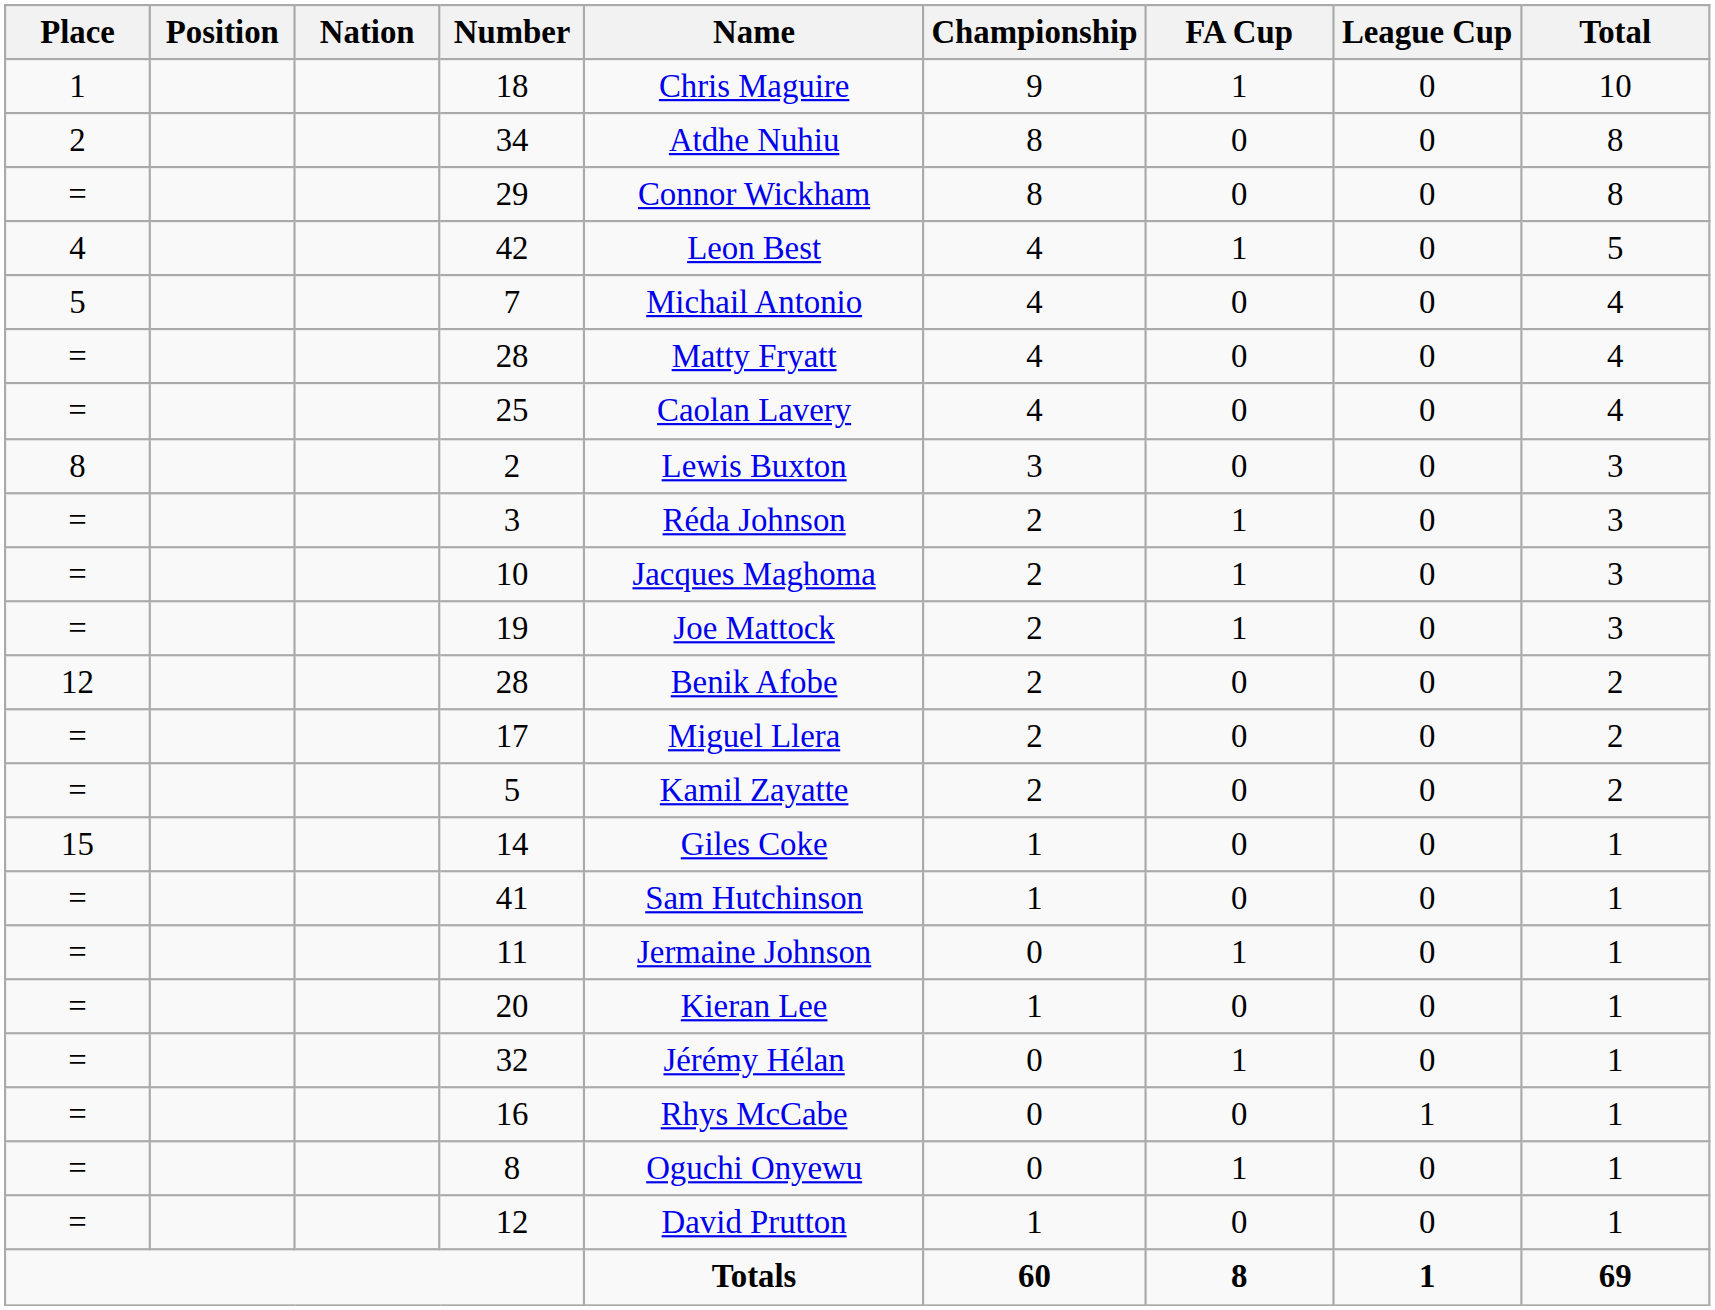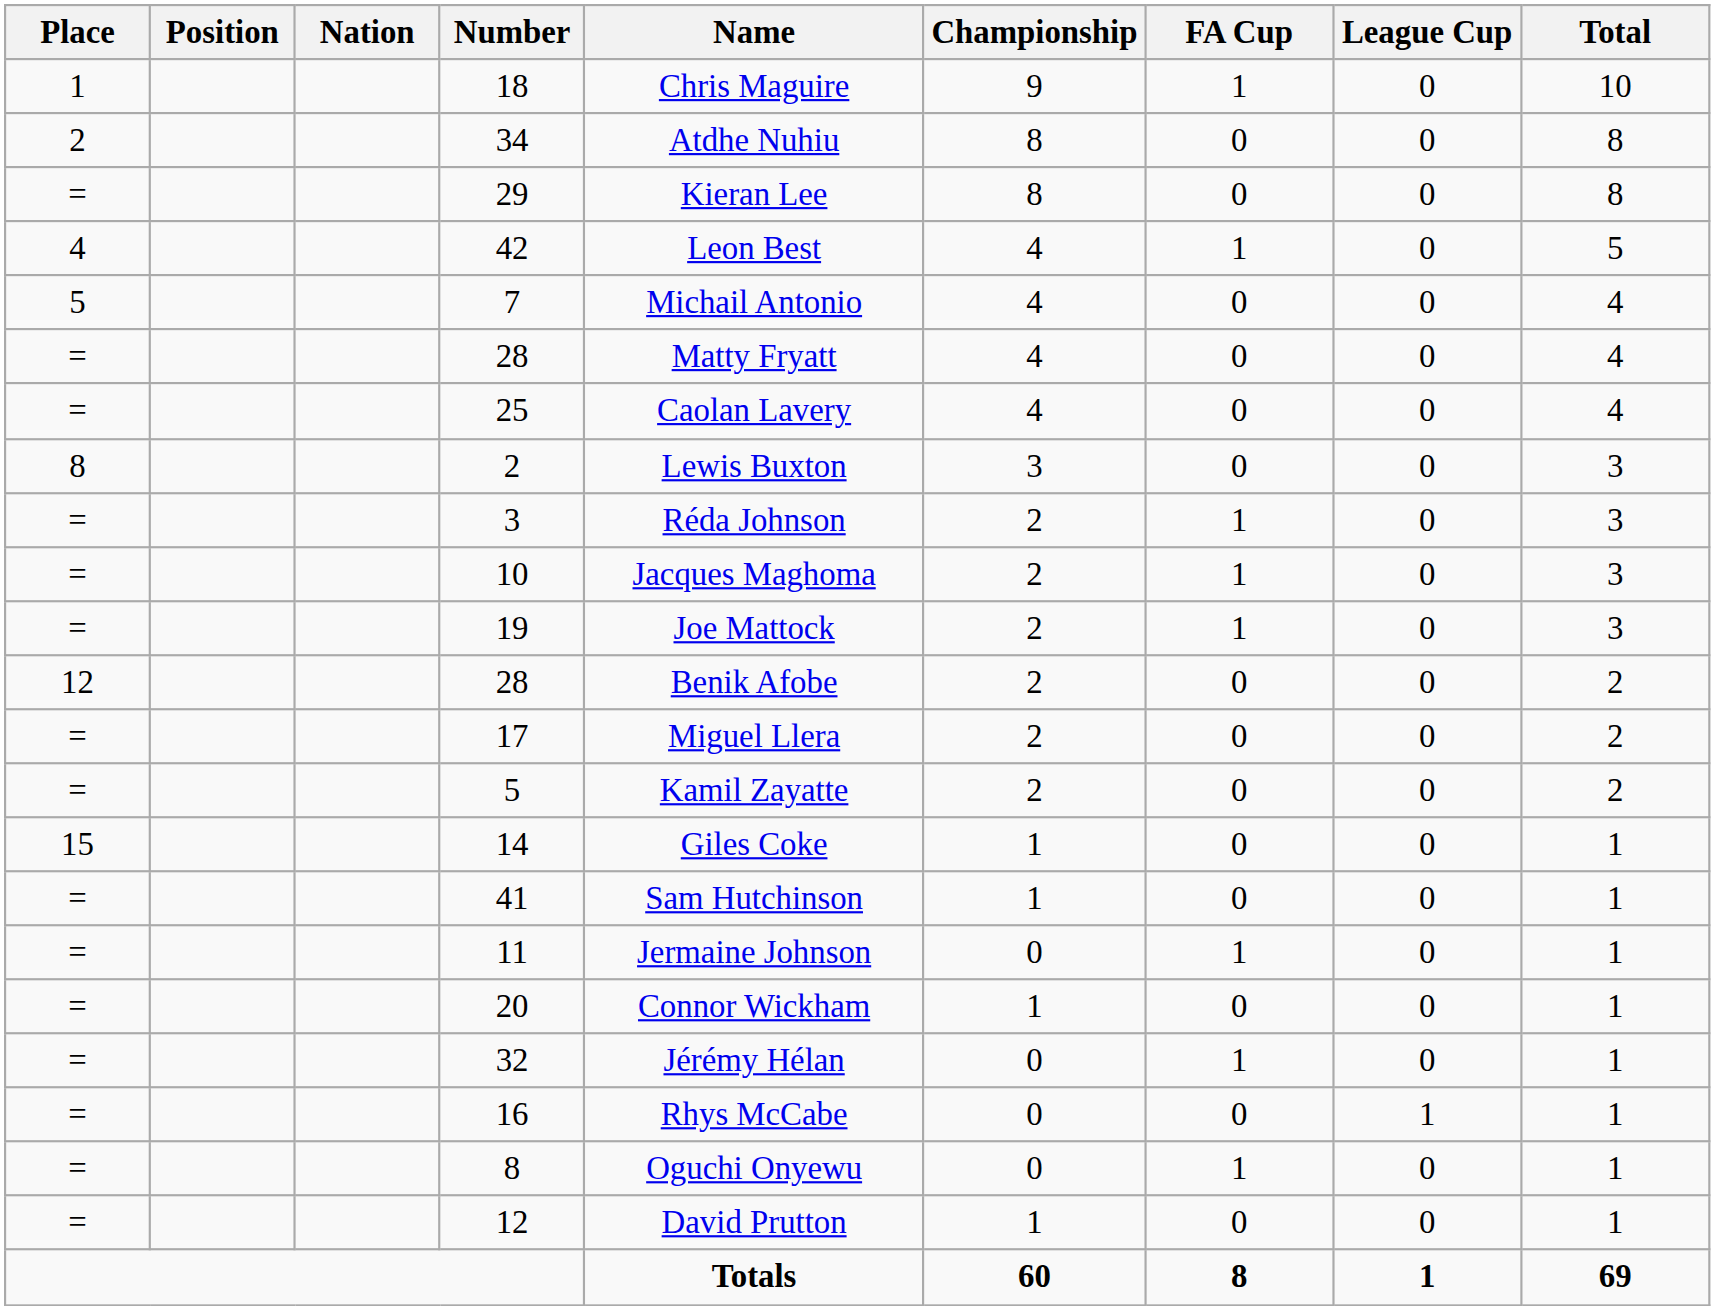(754, 194) Connor Wickham -> (754, 194) Kieran Lee
(754, 1006) Kieran Lee -> (754, 1006) Connor Wickham
